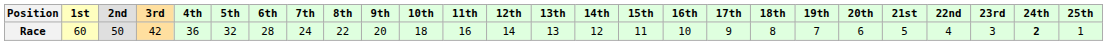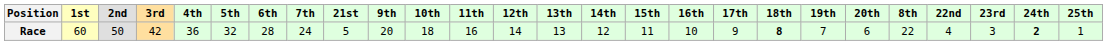columns swapped: (343, 13) <-> (905, 13)
(773, 31) normal -> (779, 31) bold
